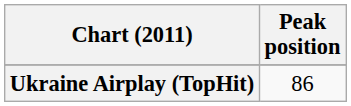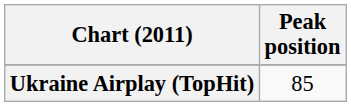(303, 82) 86 -> (303, 82) 85
